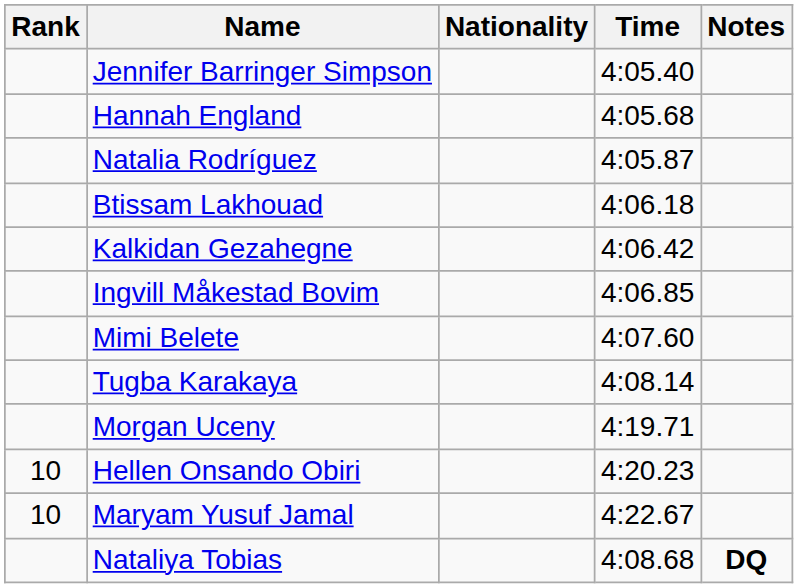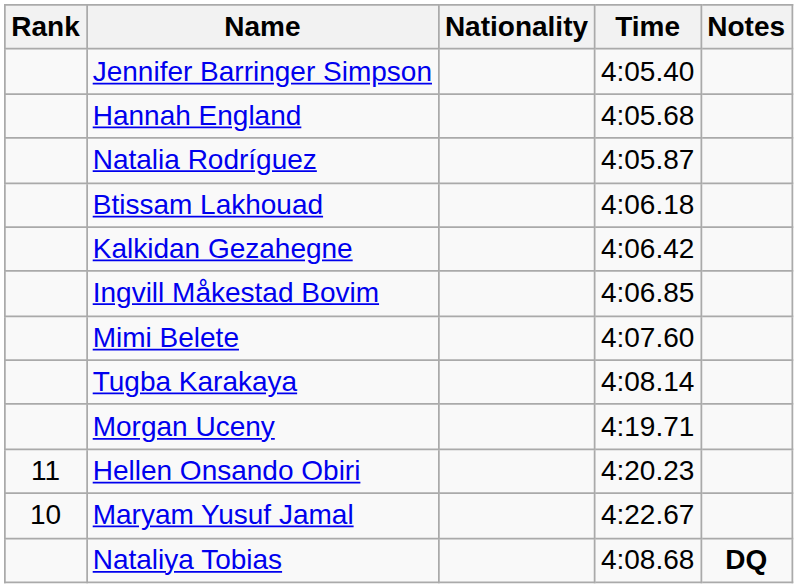(46, 470) 10 -> (46, 470) 11
